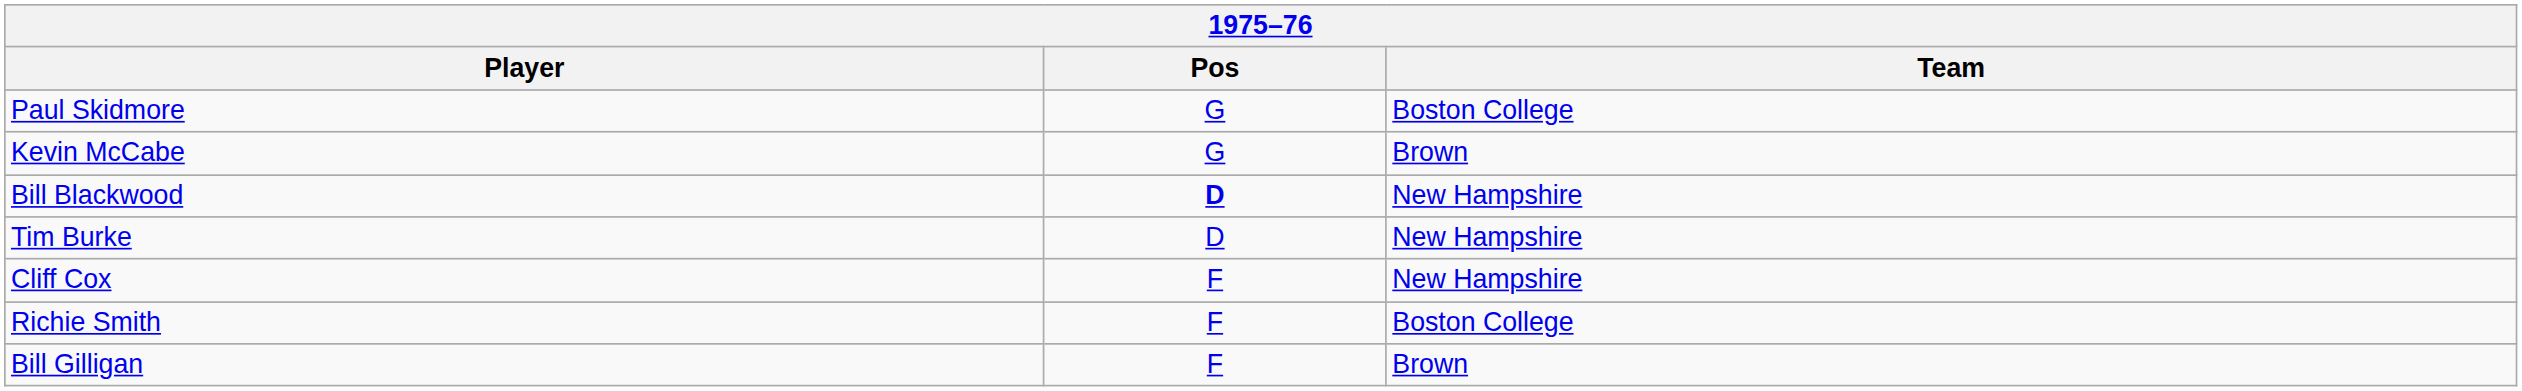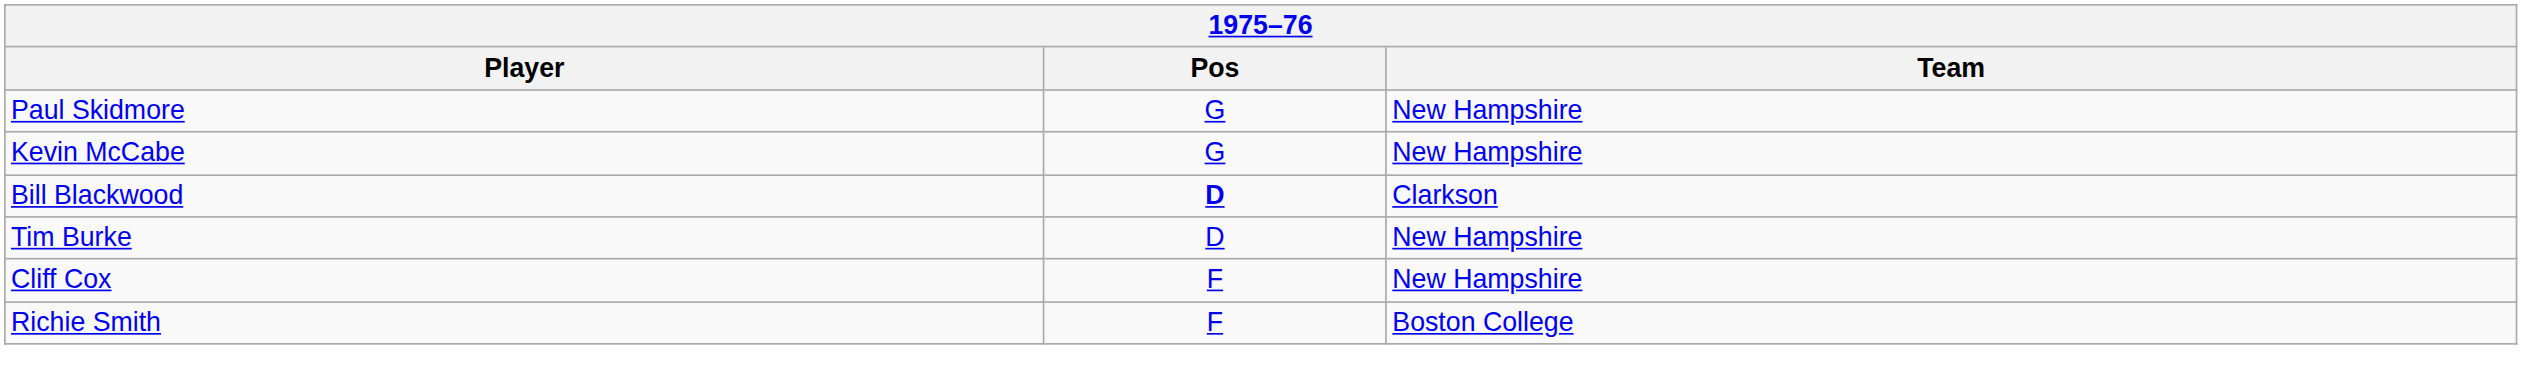(1483, 110) Boston College -> (1487, 110) New Hampshire
(1430, 152) Brown -> (1487, 152) New Hampshire
(1487, 195) New Hampshire -> (1445, 195) Clarkson
- row: (77, 364)
